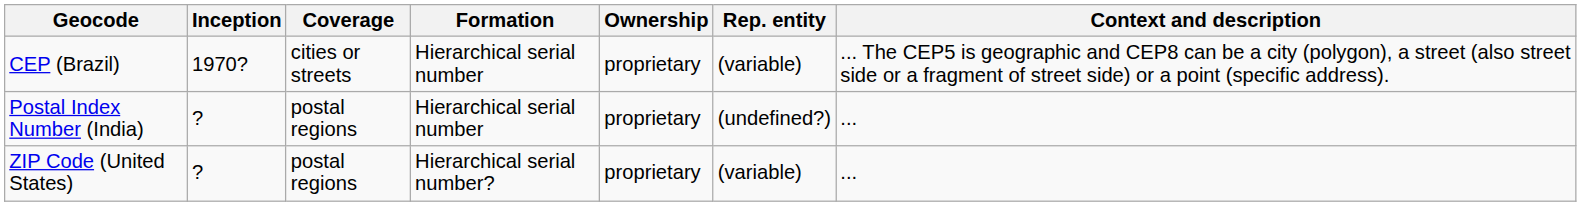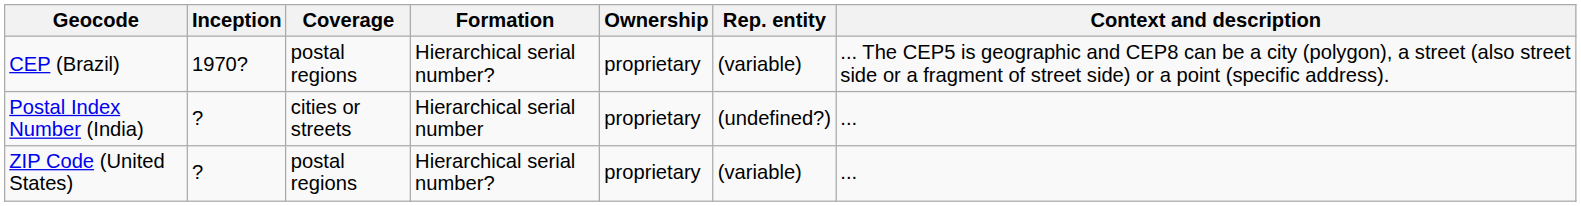(326, 63) cities or streets -> (324, 63) postal regions
(495, 63) Hierarchical serial number -> (495, 63) Hierarchical serial number?
(324, 118) postal regions -> (326, 118) cities or streets
